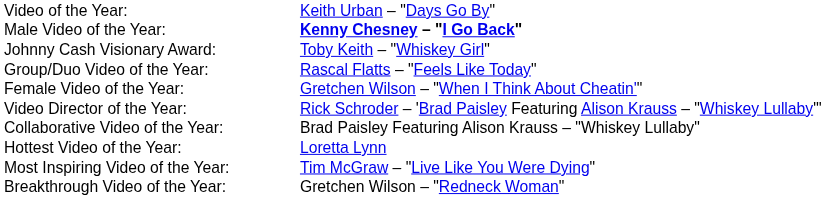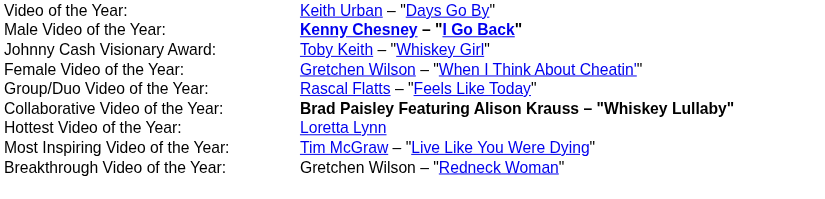rows swapped: (106, 69) <-> (94, 89)
- row: (95, 108)
(500, 128) normal -> (517, 108) bold
